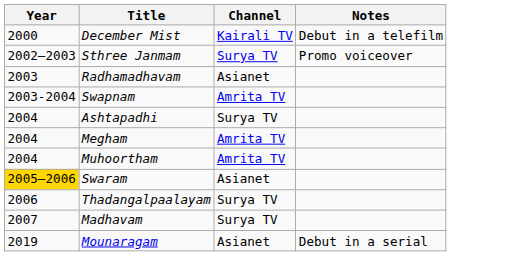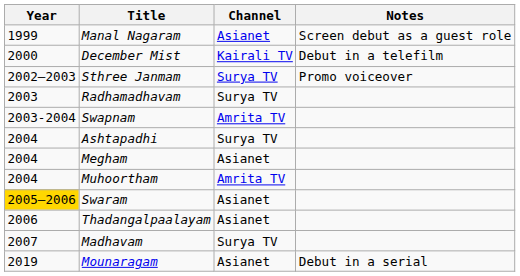+ row: (131, 35)
(243, 76) Asianet -> (247, 97) Surya TV
(251, 138) Amrita TV -> (243, 159) Asianet
(247, 200) Surya TV -> (243, 220) Asianet
